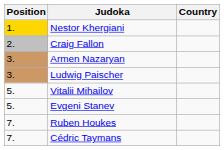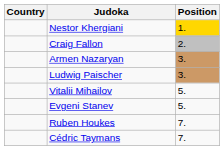columns swapped: (26, 12) <-> (198, 12)
